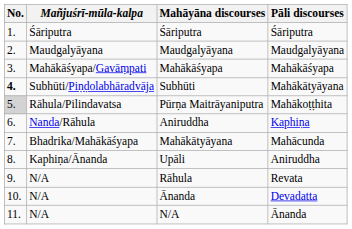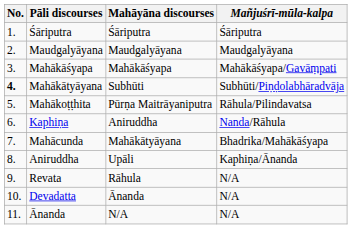columns swapped: (92, 13) <-> (307, 13)
(11, 104) lightgrey background -> (11, 104) no background
